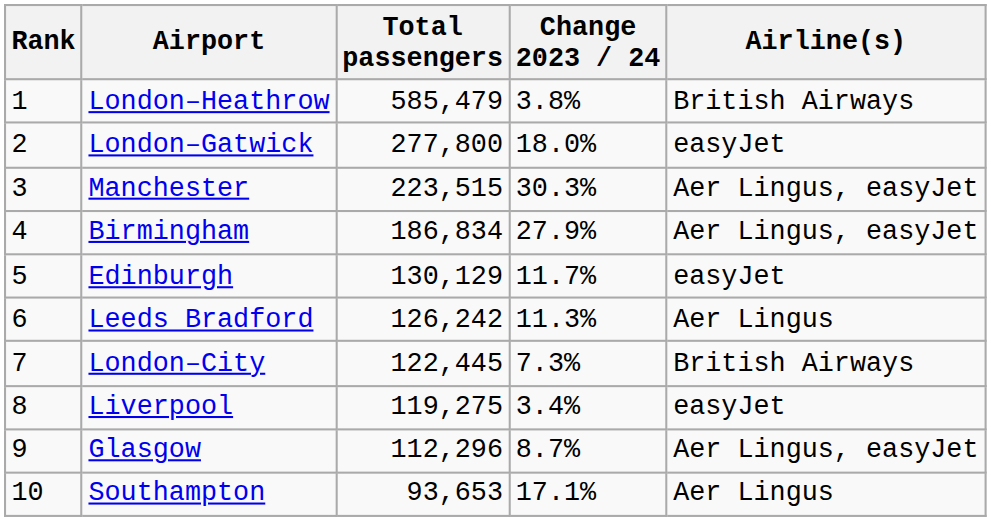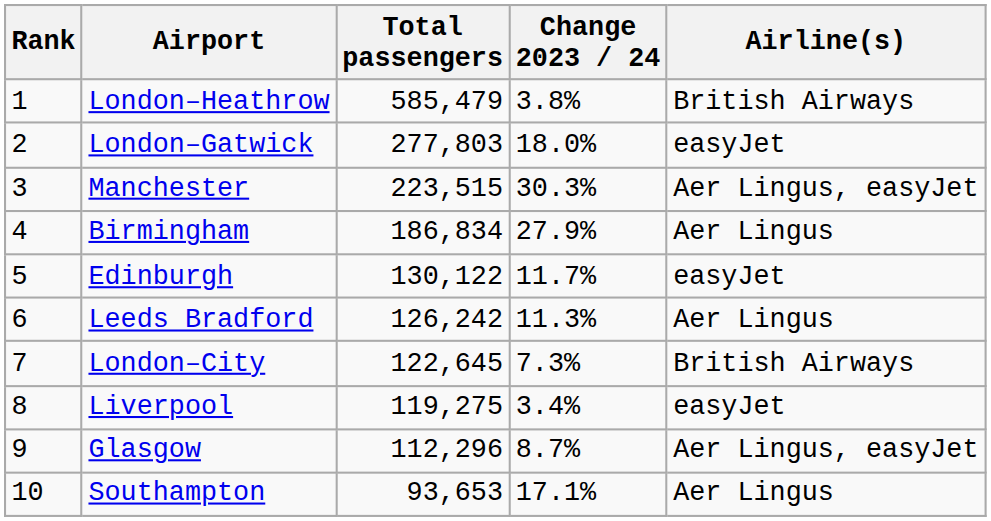(447, 145) 277,800 -> (447, 145) 277,803
(826, 232) Aer Lingus, easyJet -> (754, 232) Aer Lingus
(447, 276) 130,129 -> (447, 276) 130,122
(447, 363) 122,445 -> (447, 363) 122,645
